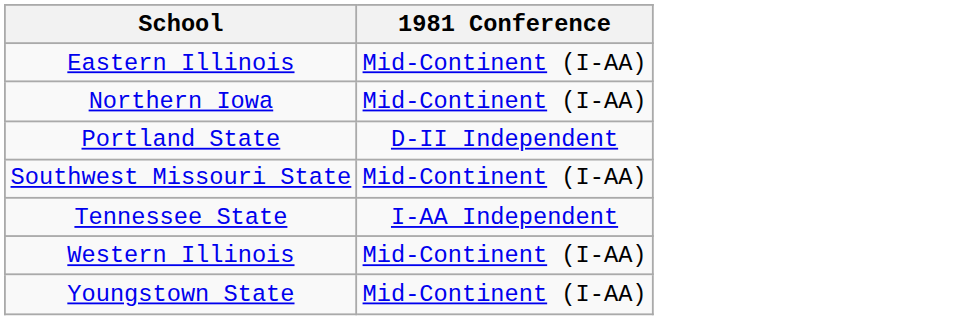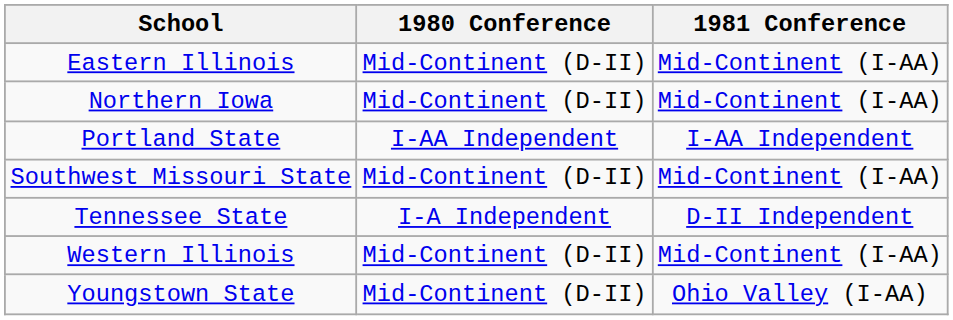+ column: (505, 24)
(505, 140) D-II Independent -> (800, 140) I-AA Independent
(505, 217) I-AA Independent -> (800, 217) D-II Independent
(505, 294) Mid-Continent (I-AA) -> (800, 294) Ohio Valley (I-AA)
